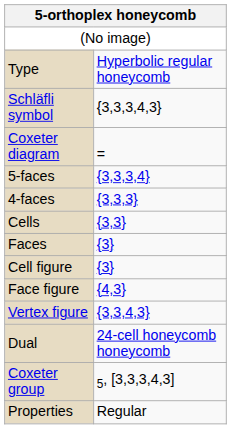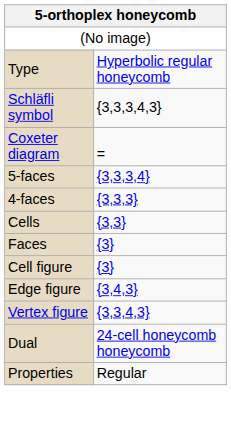- row: (44, 289)
+ row: (44, 289)
- row: (33, 381)
